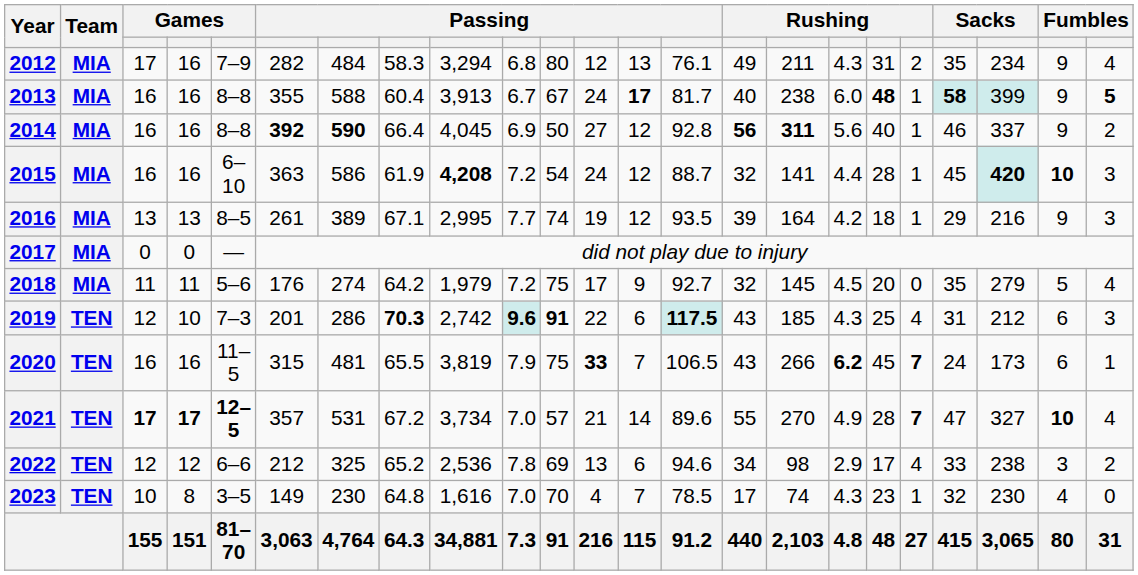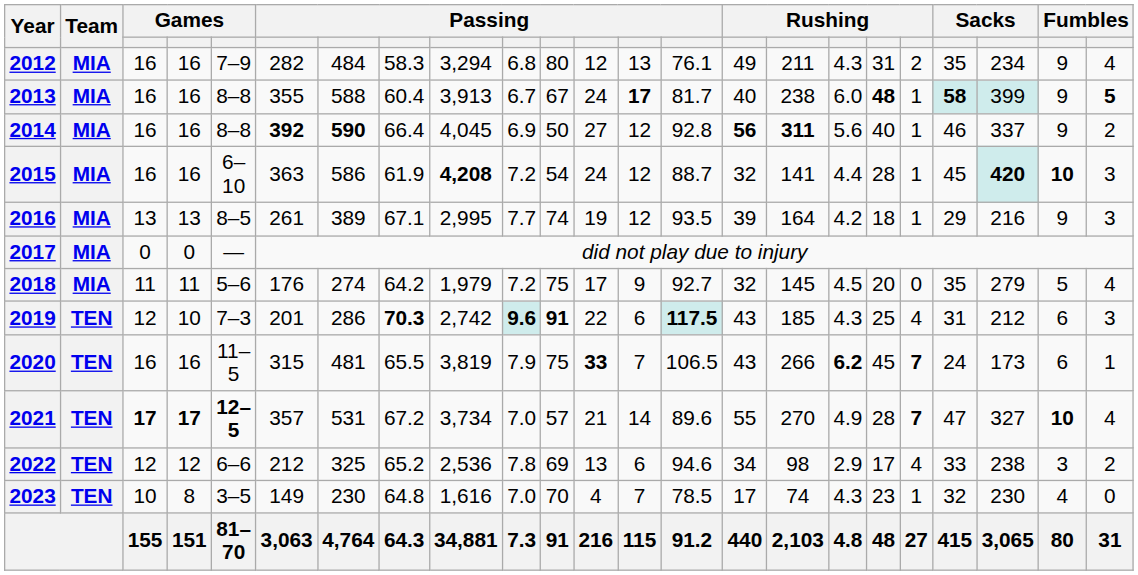(145, 63) 17 -> (145, 63) 16
